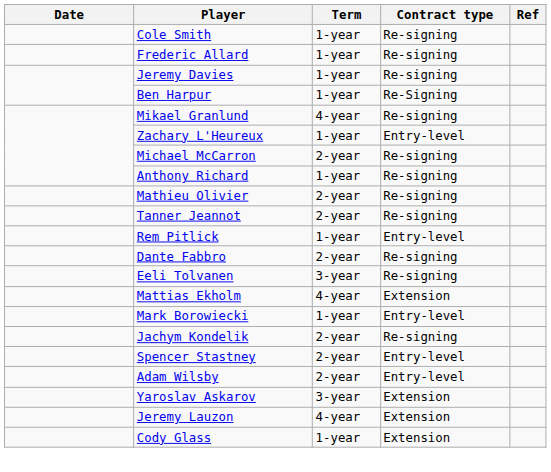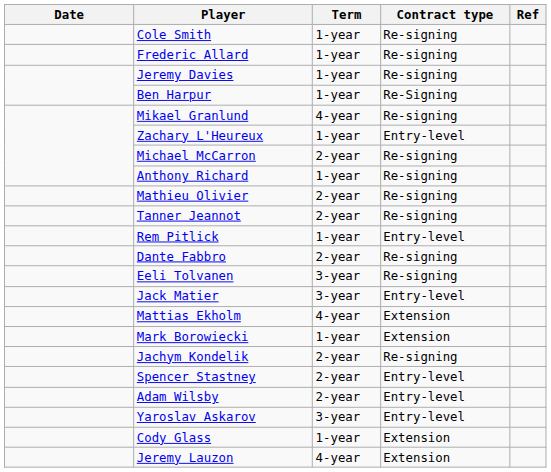+ row: (178, 296)
(424, 316) Entry-level -> (417, 337) Extension
(417, 397) Extension -> (424, 417) Entry-level
rows swapped: (185, 417) <-> (174, 437)
